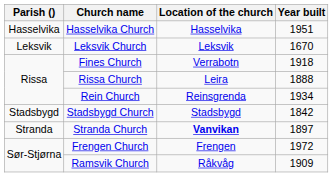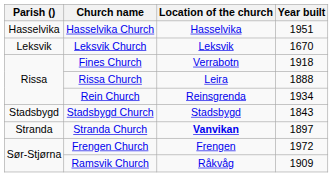(302, 113) 1842 -> (302, 113) 1843
